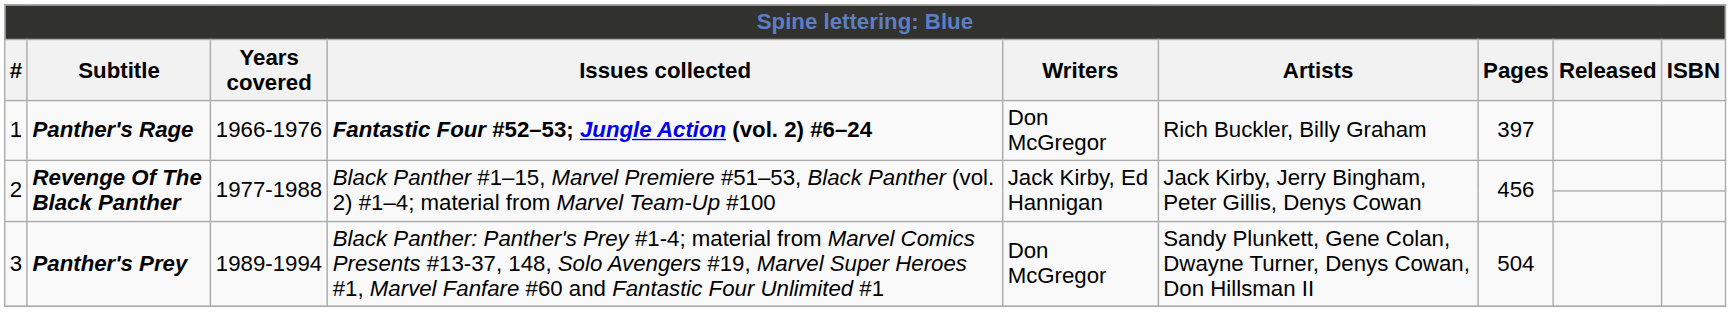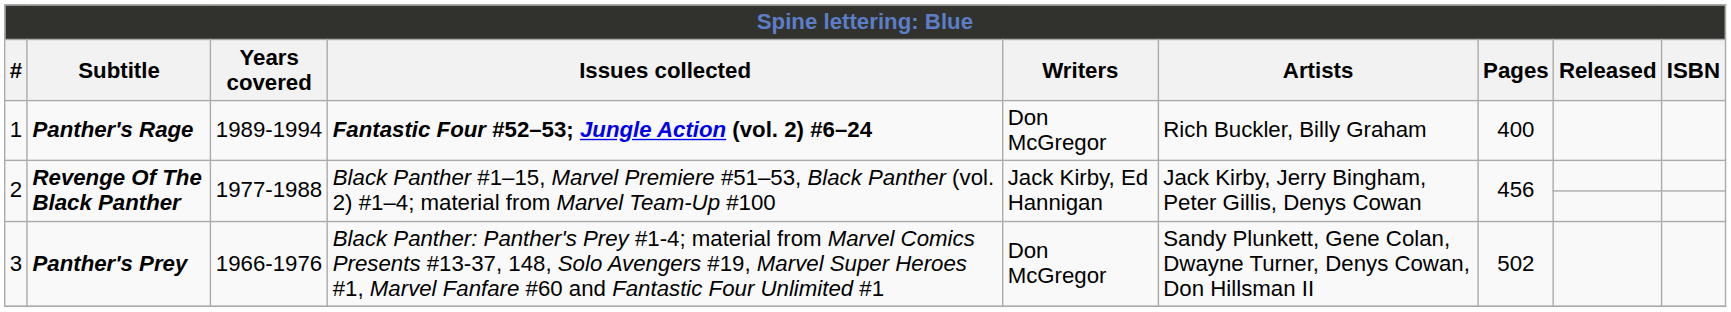(269, 130) 1966-1976 -> (269, 130) 1989-1994
(1516, 130) 397 -> (1516, 130) 400
(269, 263) 1989-1994 -> (269, 263) 1966-1976
(1516, 263) 504 -> (1516, 263) 502
